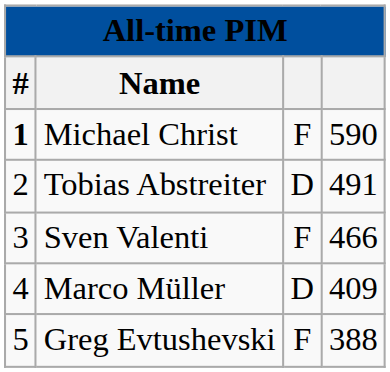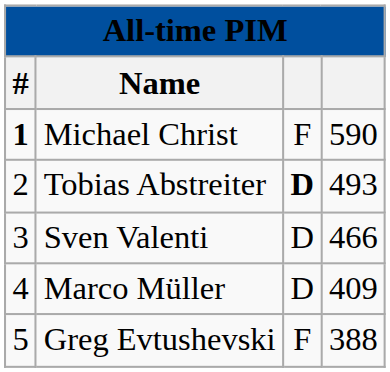(302, 185) normal -> (302, 185) bold
(353, 185) 491 -> (353, 185) 493
(302, 236) F -> (302, 236) D
